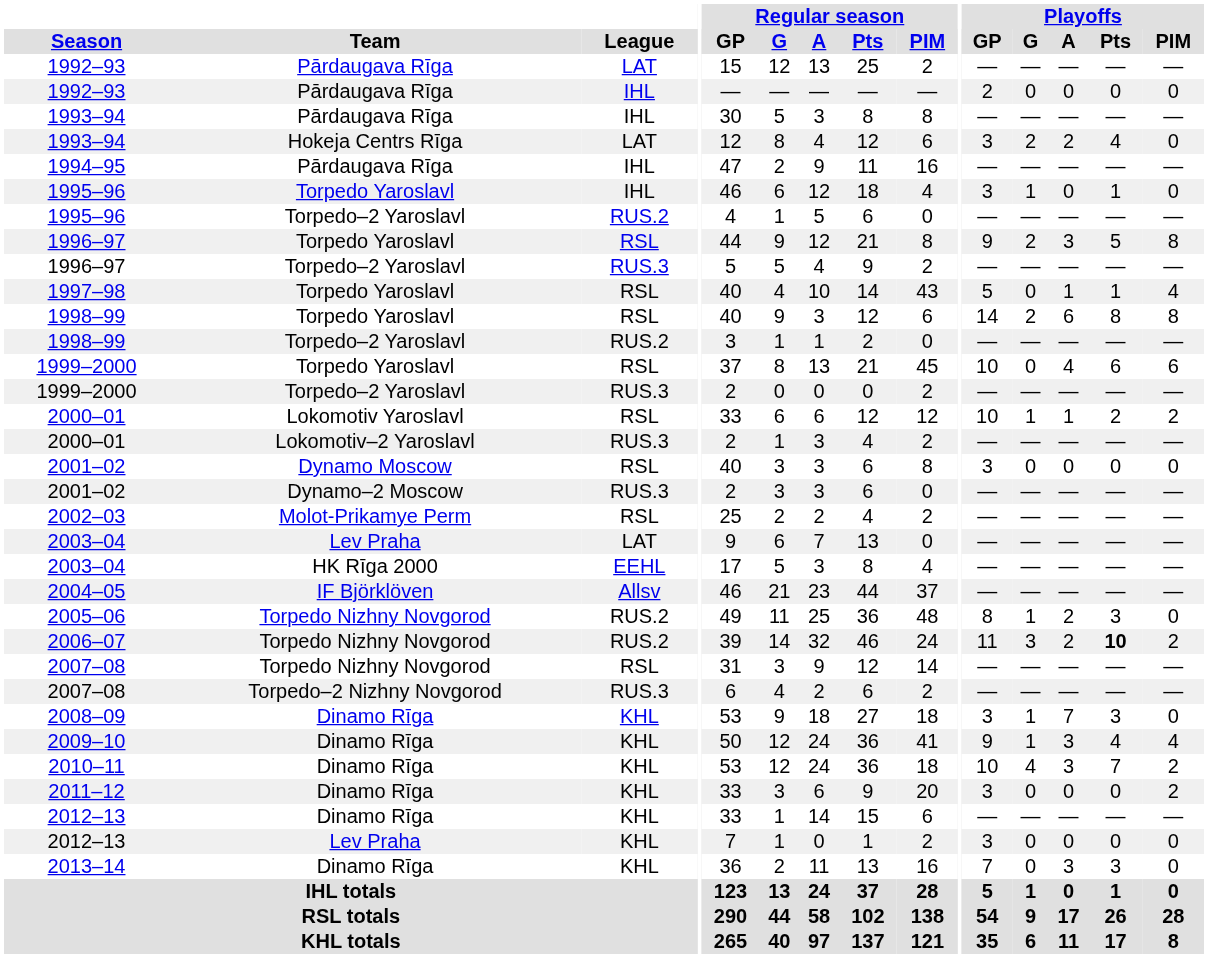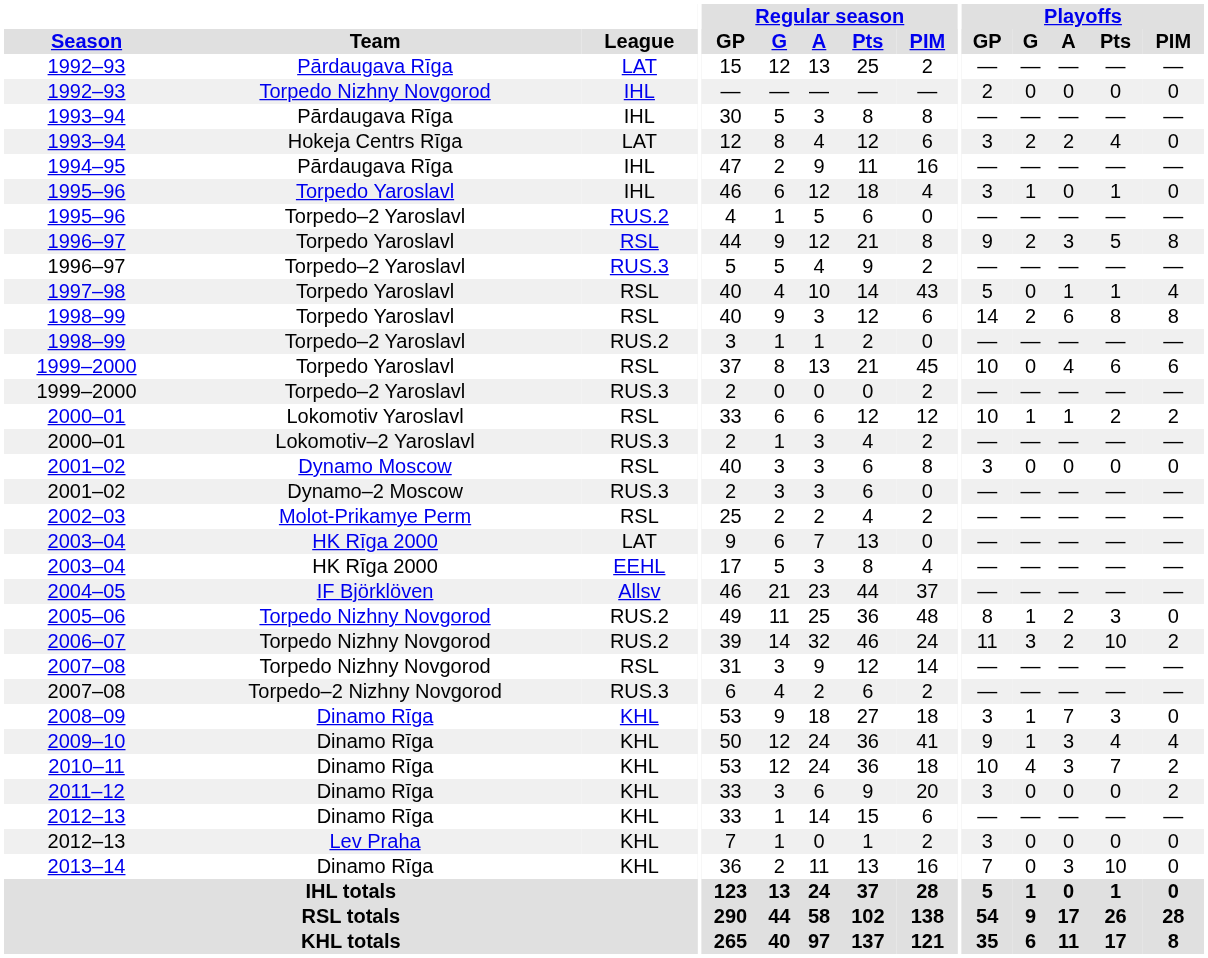(375, 91) Pārdaugava Rīga -> (375, 91) Torpedo Nizhny Novgorod
(375, 541) Lev Praha -> (375, 541) HK Rīga 2000
(1116, 641) bold -> (1116, 641) normal
(1116, 866) 3 -> (1116, 866) 10
